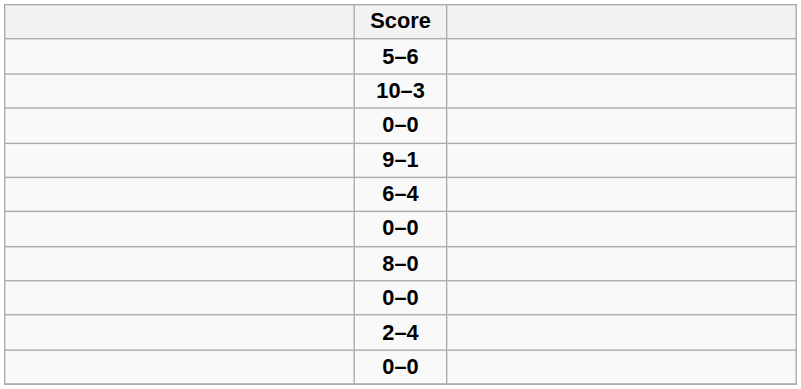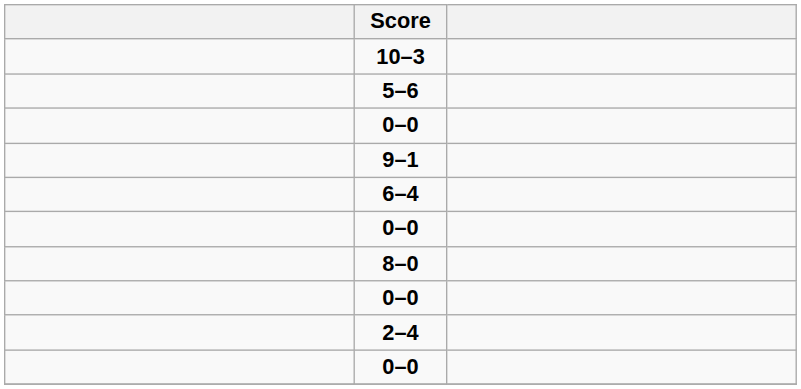rows swapped: (180, 56) <-> (180, 91)
